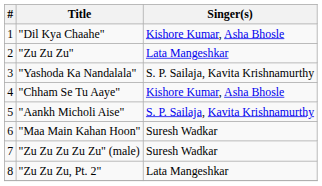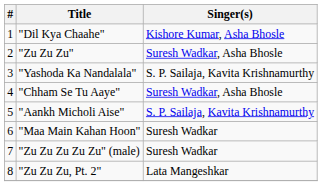(187, 53) Lata Mangeshkar -> (214, 53) Suresh Wadkar, Asha Bhosle
(215, 92) Kishore Kumar, Asha Bhosle -> (214, 92) Suresh Wadkar, Asha Bhosle
